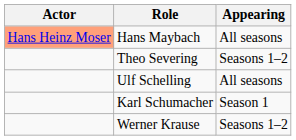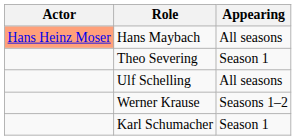(254, 59) Seasons 1–2 -> (244, 59) Season 1
rows swapped: (158, 124) <-> (165, 102)
